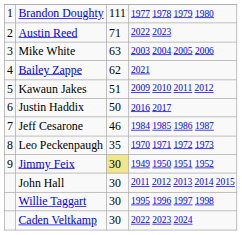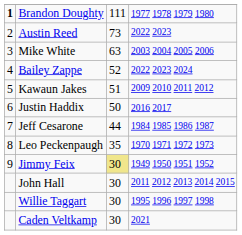(10, 13) normal -> (10, 13) bold
(115, 32) 71 -> (115, 32) 73
(115, 70) 62 -> (115, 70) 52
(140, 70) 2021 -> (162, 70) 2022 2023 2024
(115, 126) 46 -> (115, 126) 44
(162, 220) 2022 2023 2024 -> (140, 220) 2021
